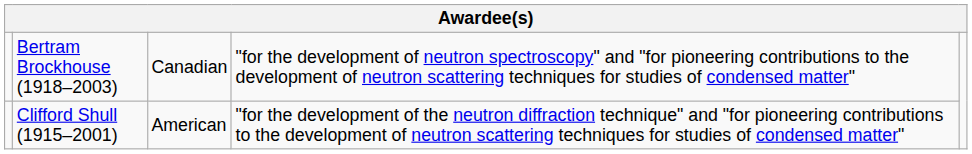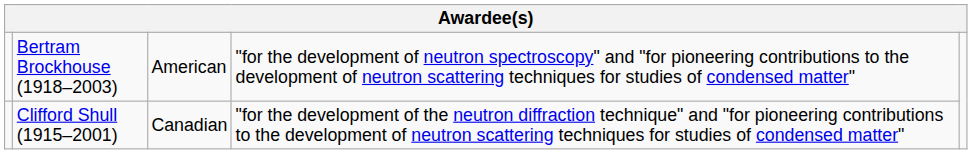(189, 66) Canadian -> (189, 66) American
(189, 124) American -> (189, 124) Canadian
